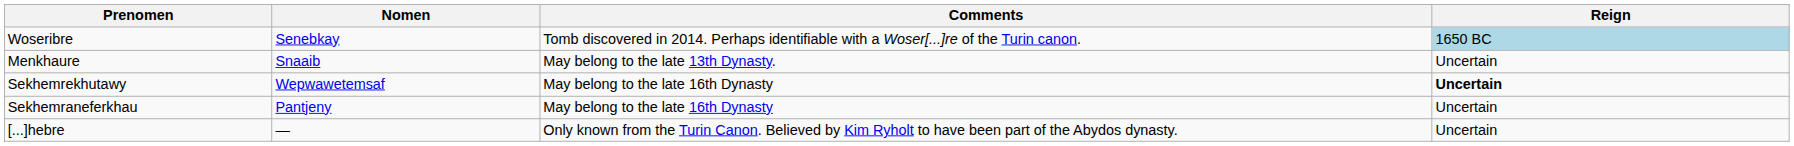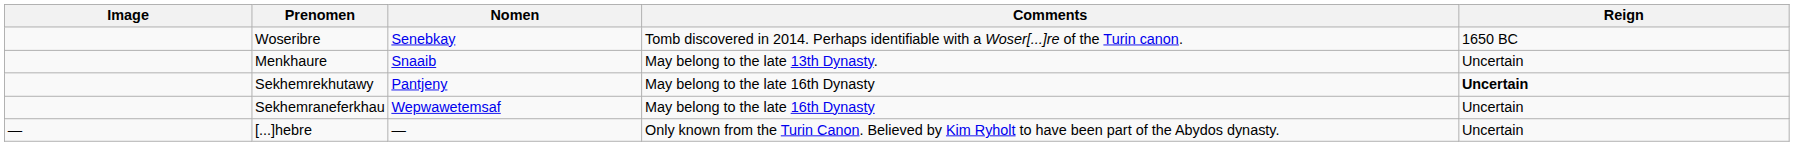+ column: (128, 15)
(1464, 38) lightblue background -> (1490, 38) no background
(330, 84) Wepwawetemsaf -> (419, 84) Pantjeny
(304, 107) Pantjeny -> (446, 107) Wepwawetemsaf
